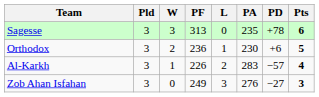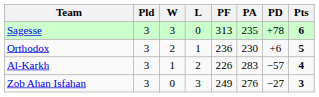columns swapped: (224, 13) <-> (198, 13)
